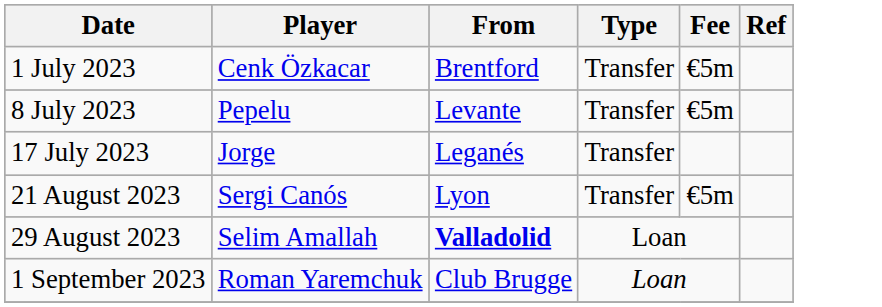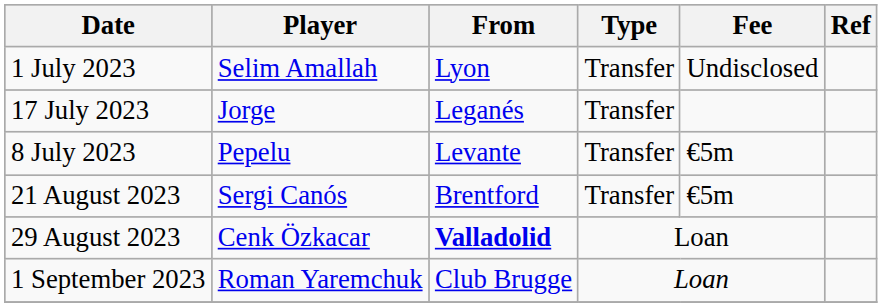(294, 68) Cenk Özkacar -> (298, 68) Selim Amallah
(487, 68) Brentford -> (462, 68) Lyon
(710, 68) €5m -> (752, 68) Undisclosed
rows swapped: (73, 110) <-> (80, 152)
(462, 195) Lyon -> (487, 195) Brentford
(298, 237) Selim Amallah -> (294, 237) Cenk Özkacar
